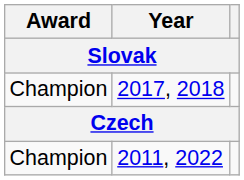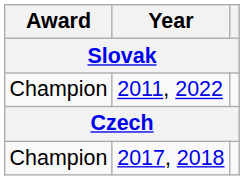rows swapped: (170, 157) <-> (171, 89)
